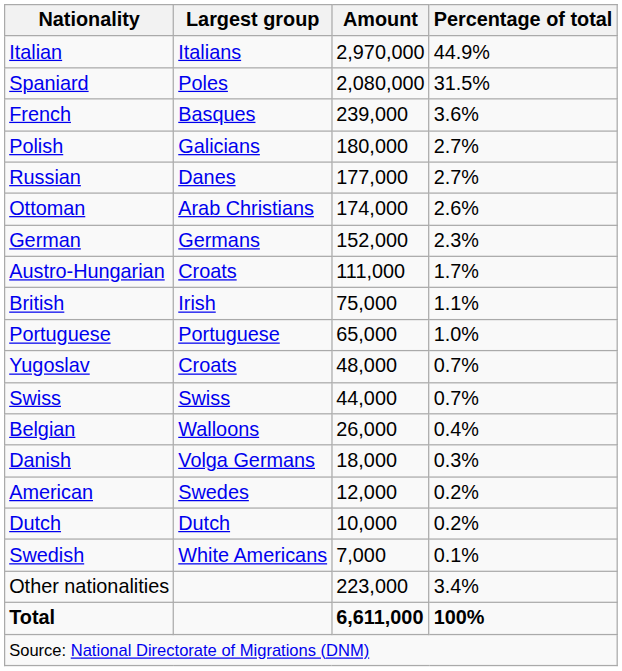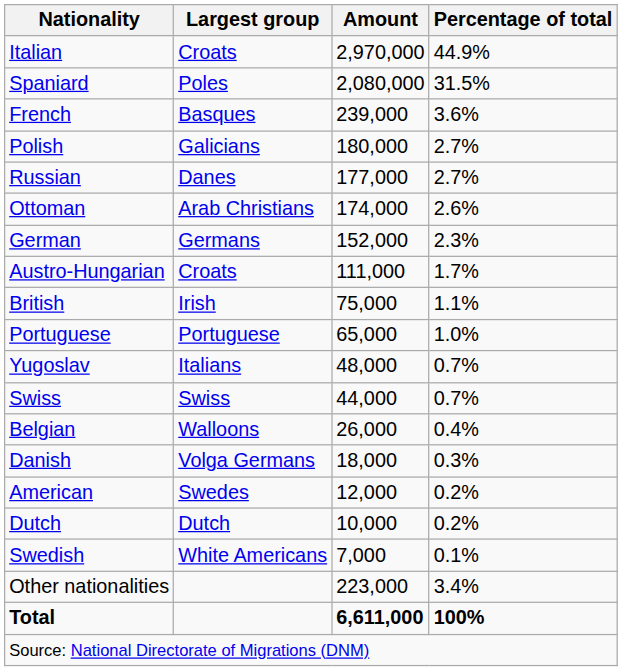(210, 51) Italians -> (207, 51) Croats
(207, 366) Croats -> (210, 366) Italians
